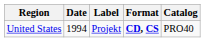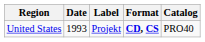(77, 28) 1994 -> (77, 28) 1993
